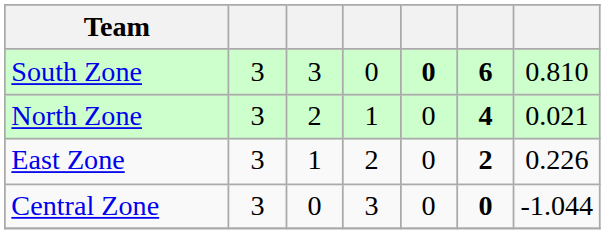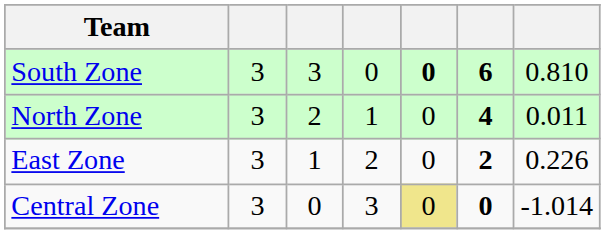(557, 116) 0.021 -> (557, 116) 0.011
(428, 205) no background -> (428, 205) khaki background
(557, 205) -1.044 -> (557, 205) -1.014
